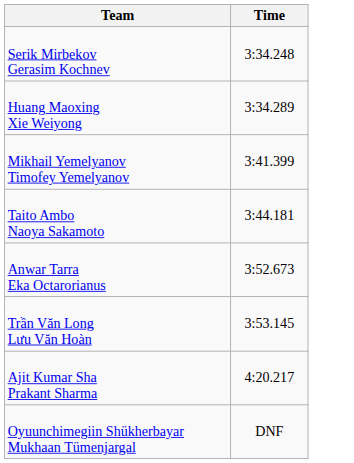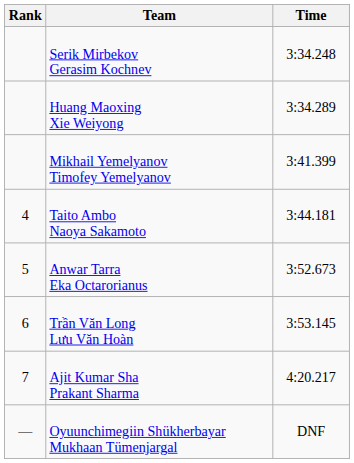+ column: (25, 15)
